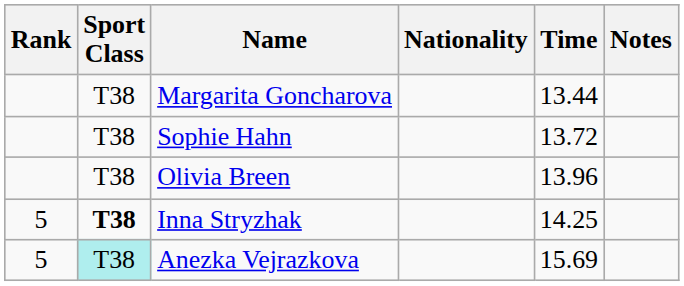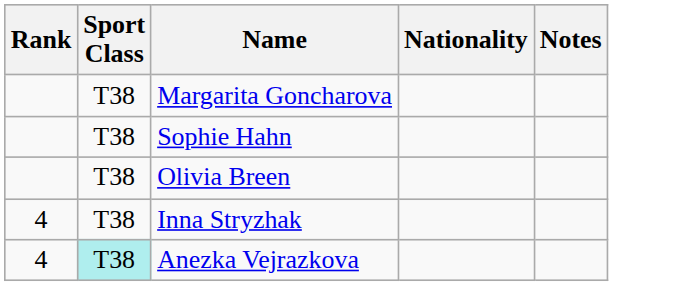- column: (569, 39)
(41, 218) 5 -> (41, 218) 4
(114, 218) bold -> (114, 218) normal
(41, 259) 5 -> (41, 259) 4
